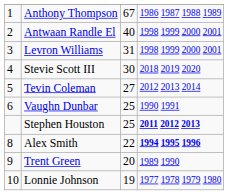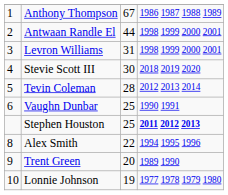(129, 32) 40 -> (129, 32) 44
(129, 87) 27 -> (129, 87) 28
(170, 143) bold -> (170, 143) normal
